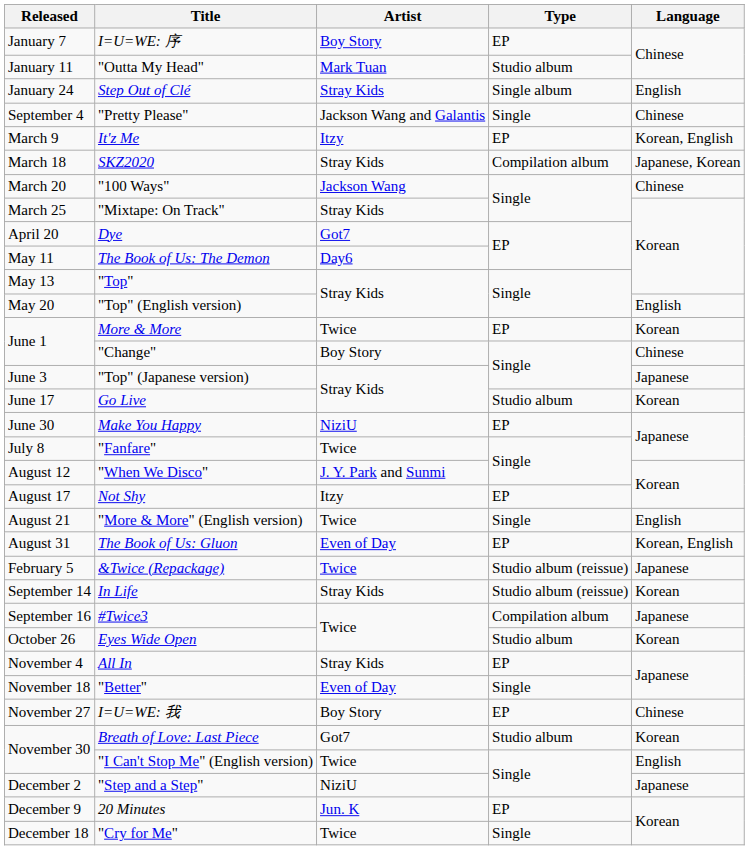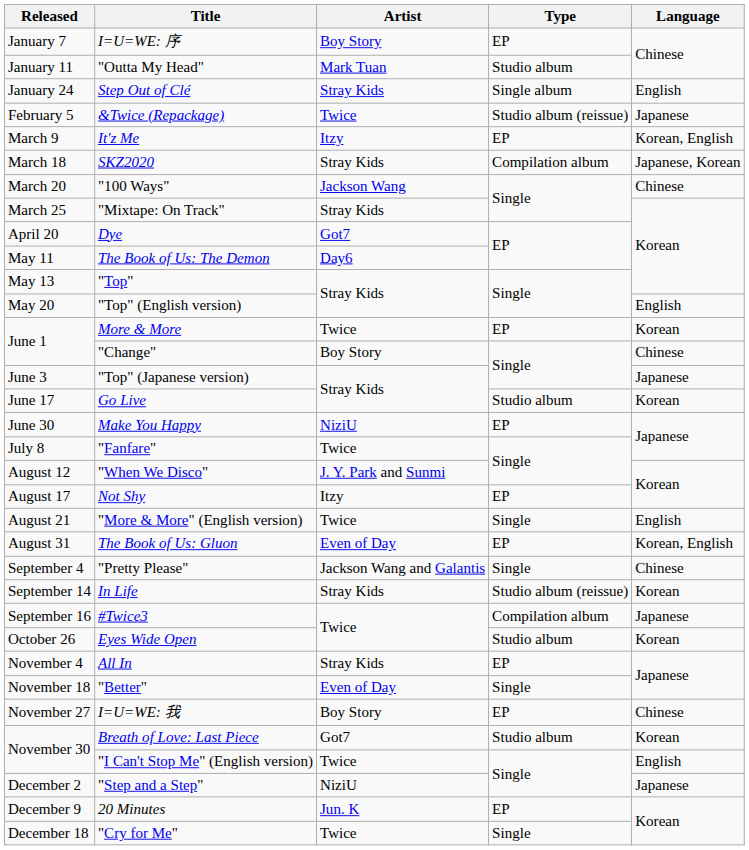rows swapped: (161, 567) <-> (143, 114)
